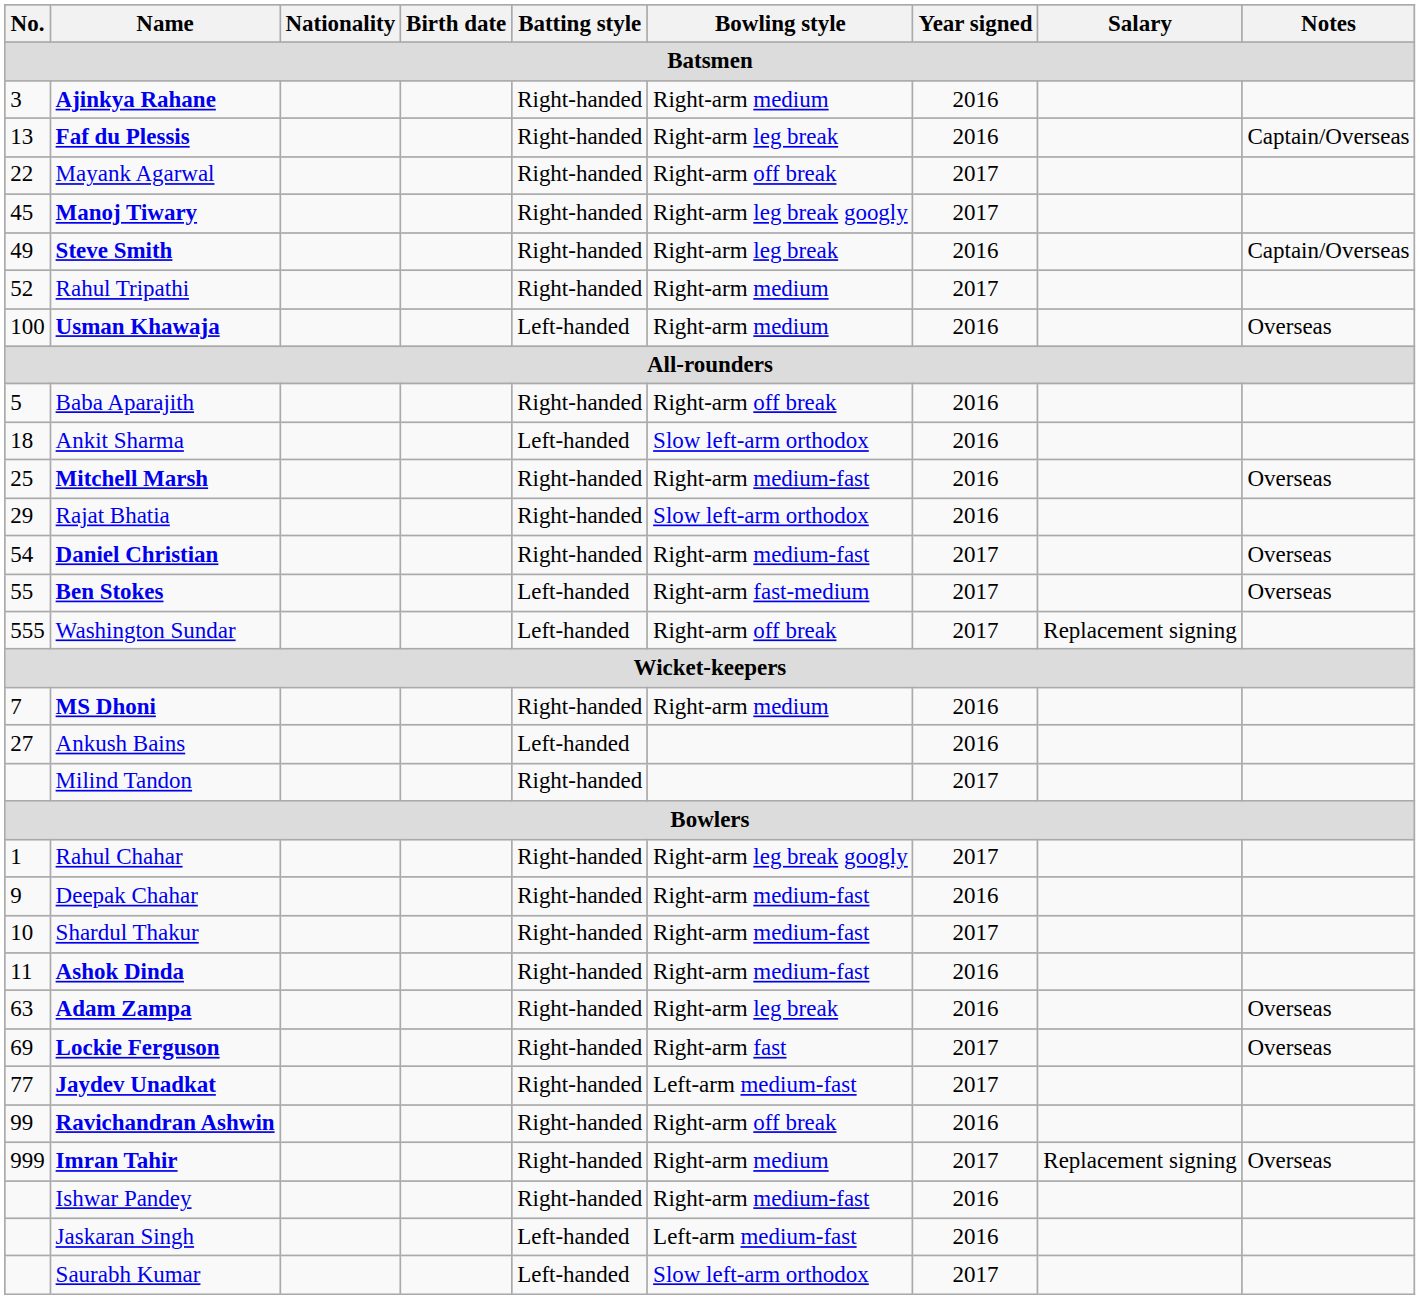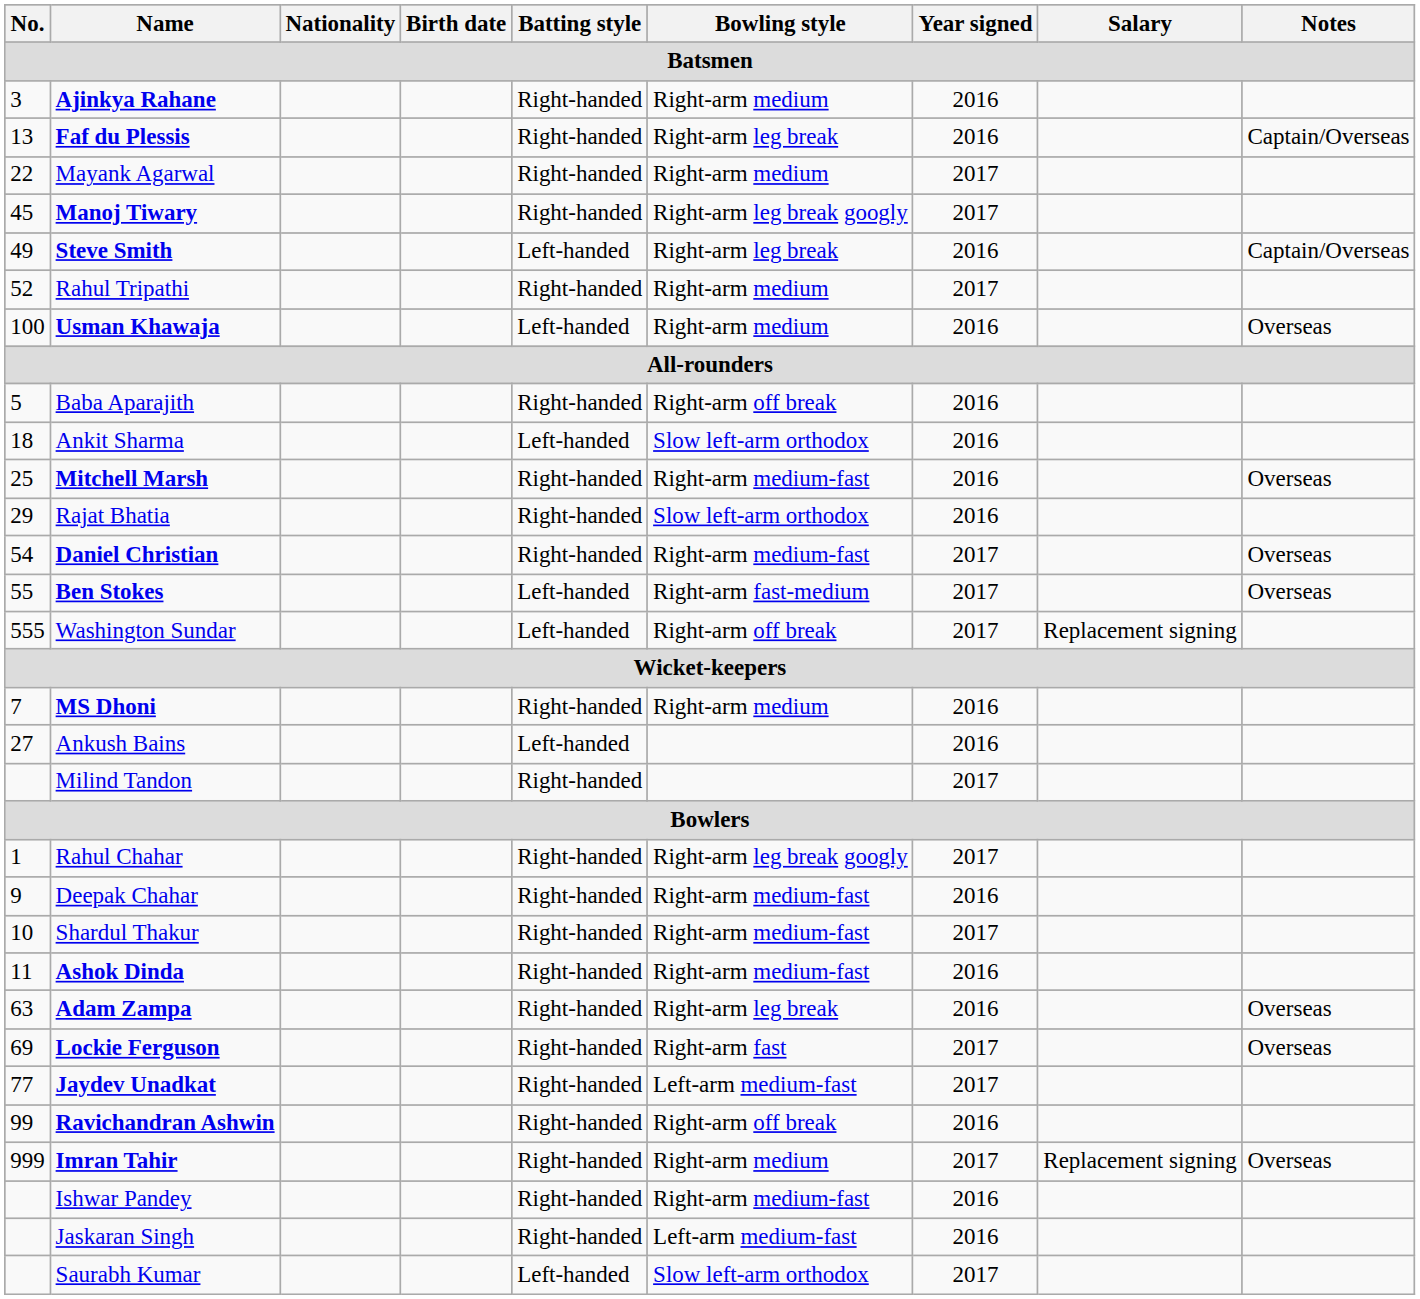(745, 174) Right-arm off break -> (741, 174) Right-arm medium
(580, 250) Right-handed -> (573, 250) Left-handed
(573, 1236) Left-handed -> (580, 1236) Right-handed
